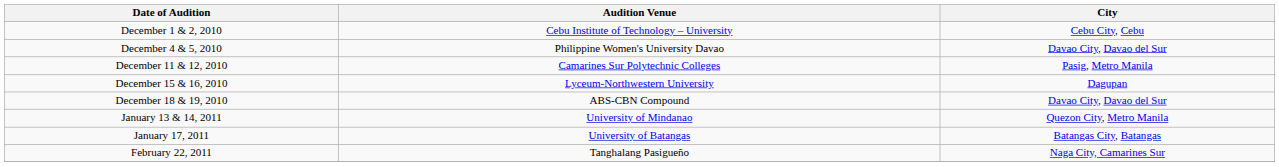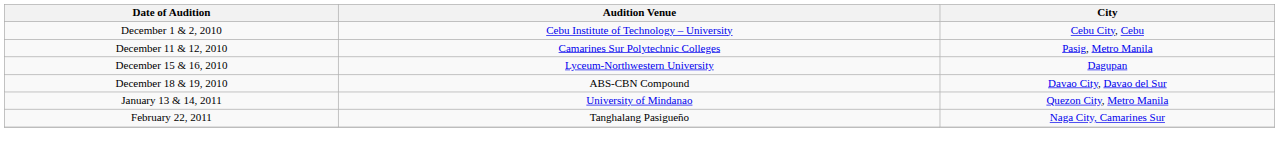- row: (171, 48)
- row: (171, 135)
